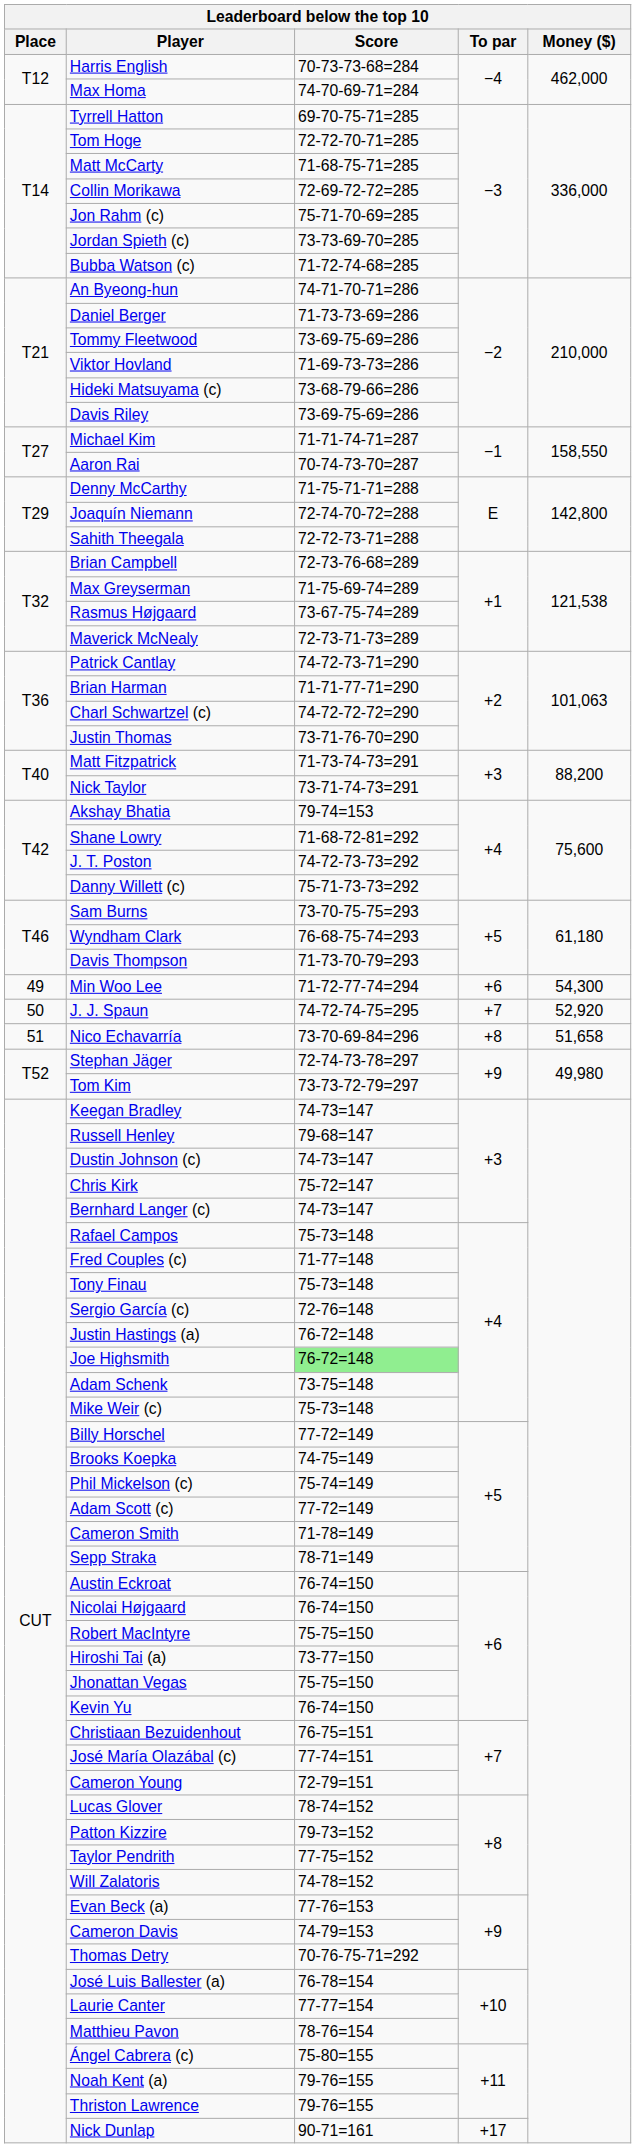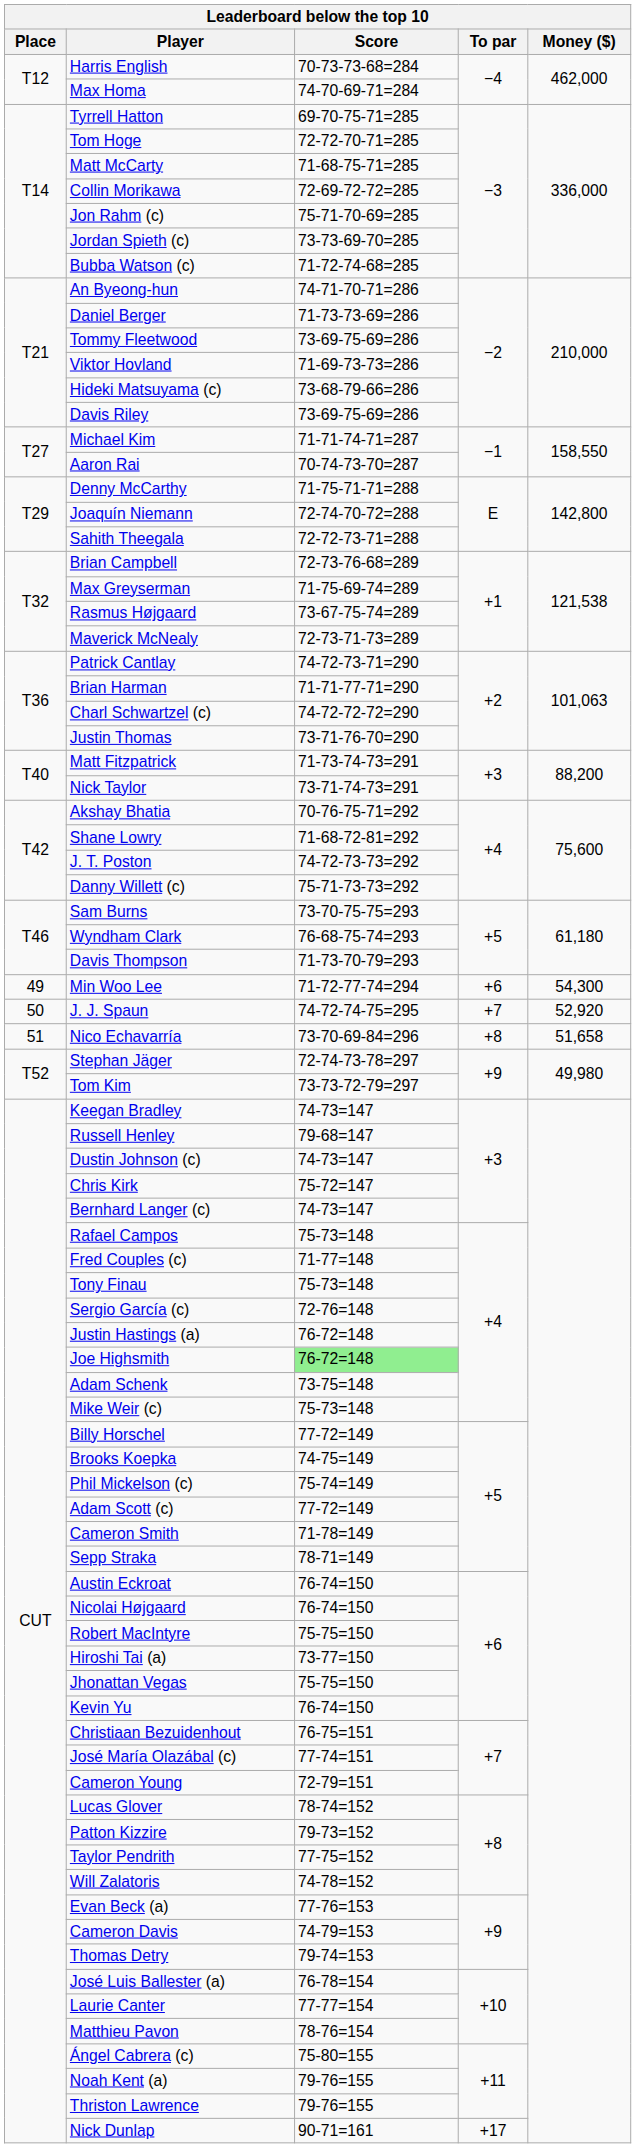(336, 812) 79-74=153 -> (358, 812) 70-76-75-71=292
(358, 1956) 70-76-75-71=292 -> (336, 1956) 79-74=153
